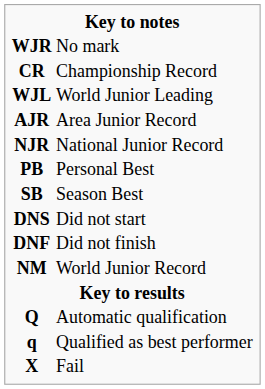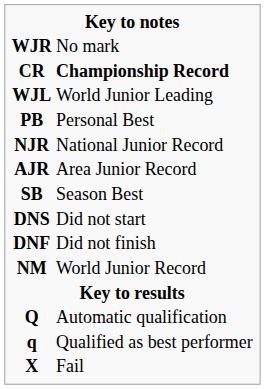(136, 71) normal -> (142, 71) bold
rows swapped: (32, 120) <-> (32, 169)
